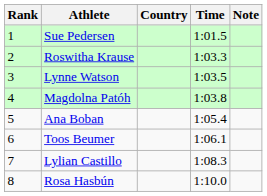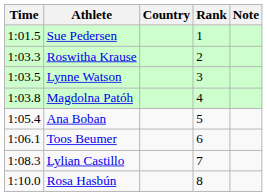columns swapped: (23, 14) <-> (210, 14)
